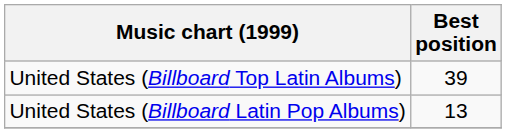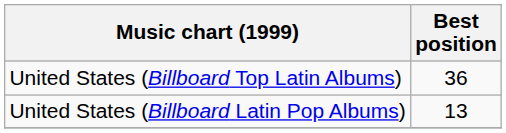(456, 77) 39 -> (456, 77) 36
